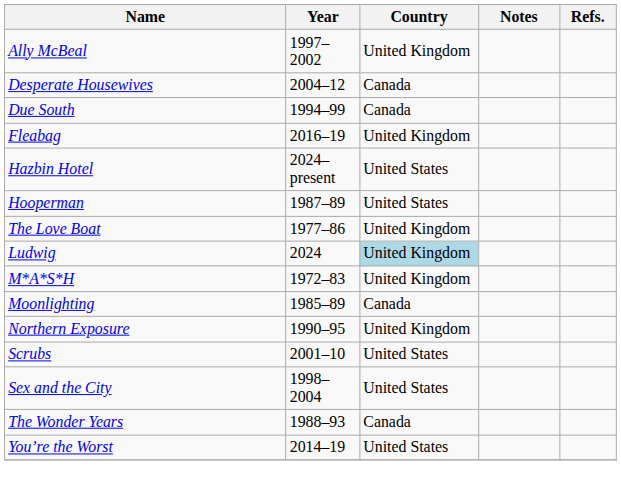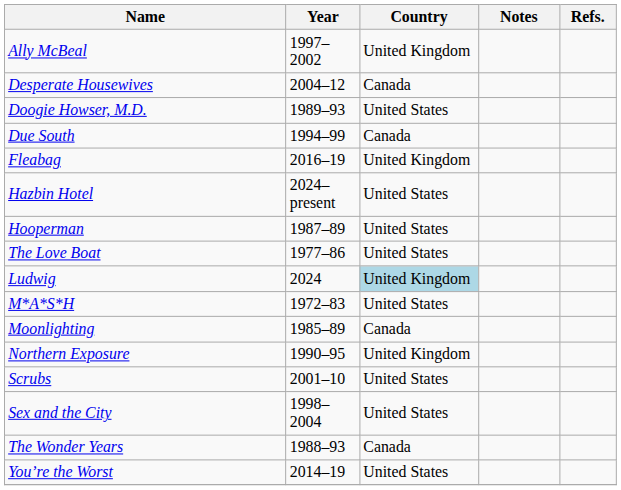+ row: (77, 110)
(417, 228) United Kingdom -> (406, 253) United States
(417, 278) United Kingdom -> (406, 303) United States
